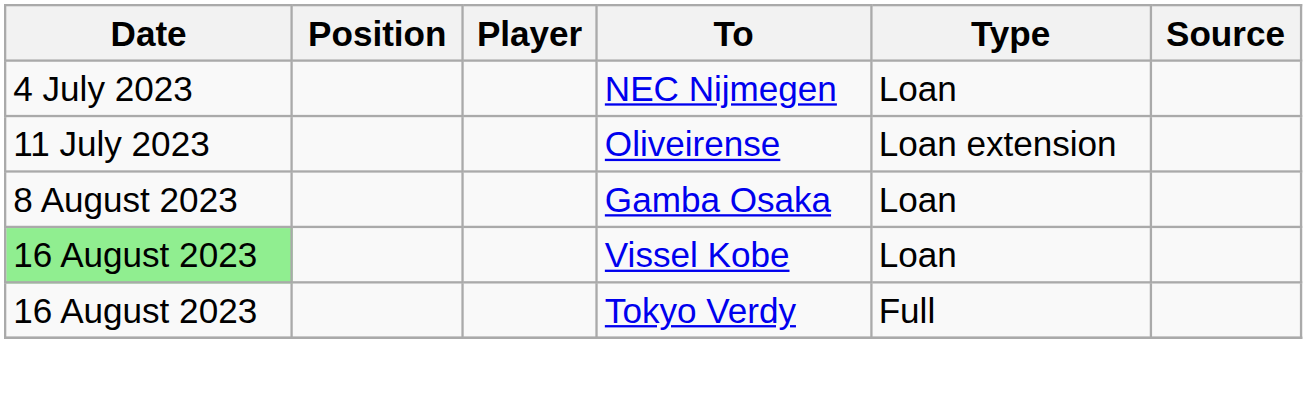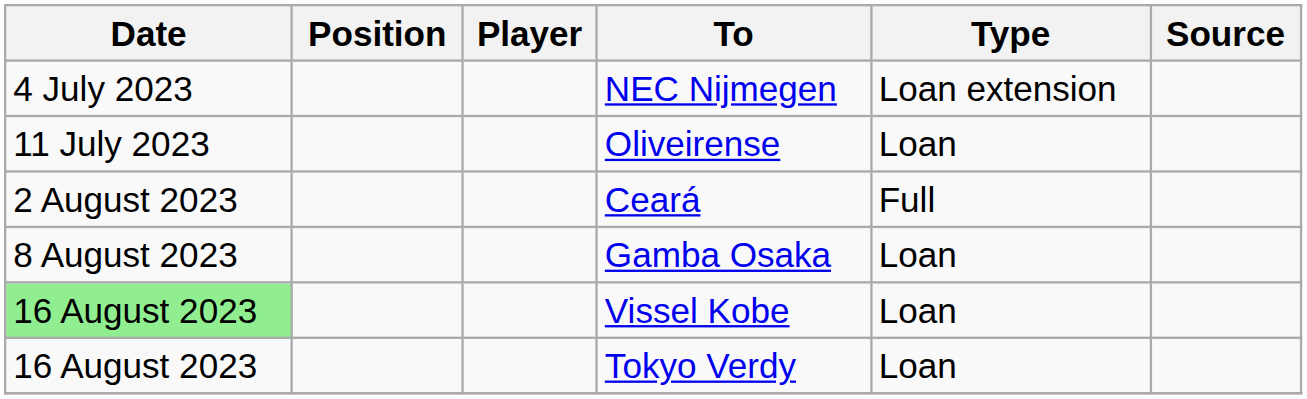(918, 89) Loan -> (998, 89) Loan extension
(998, 144) Loan extension -> (918, 144) Loan
+ row: (653, 200)
(907, 311) Full -> (918, 367) Loan
